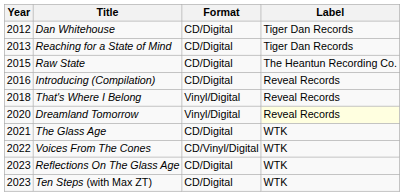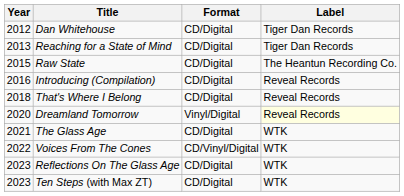(212, 98) Vinyl/Digital -> (208, 98) CD/Digital
